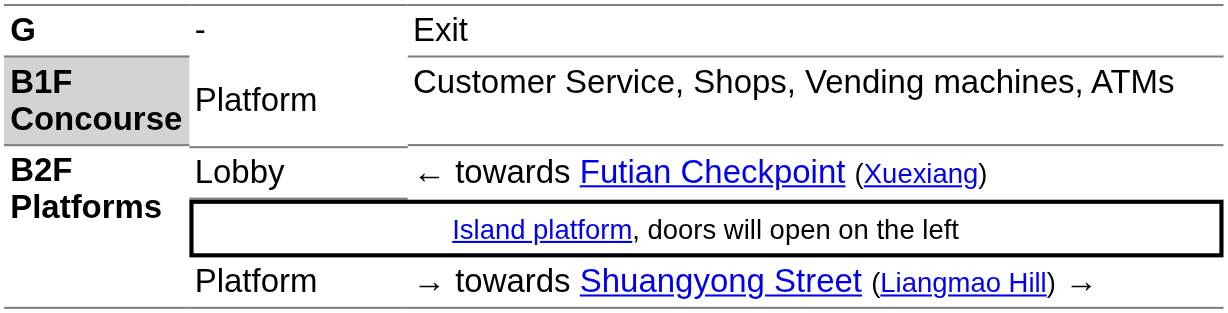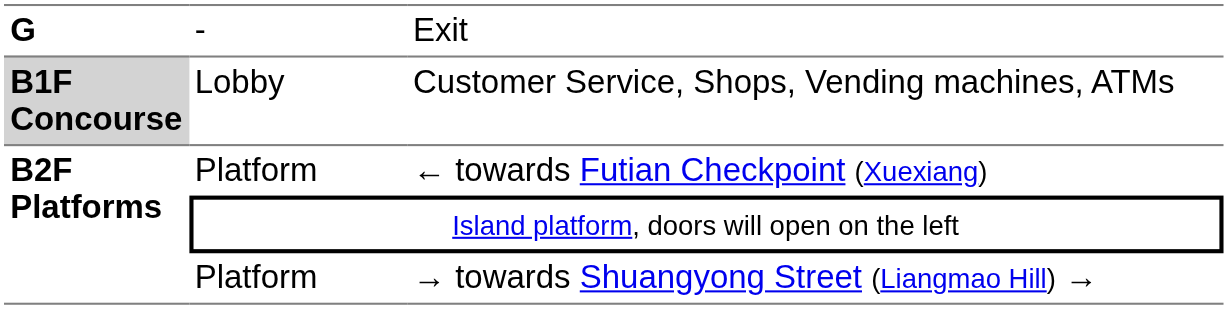(256, 100) Platform -> (240, 81) Lobby
(240, 172) Lobby -> (256, 170) Platform
